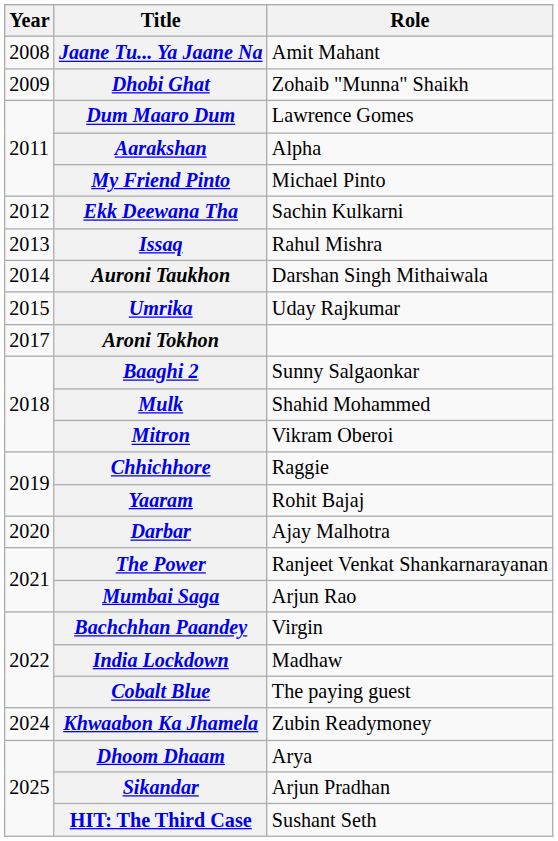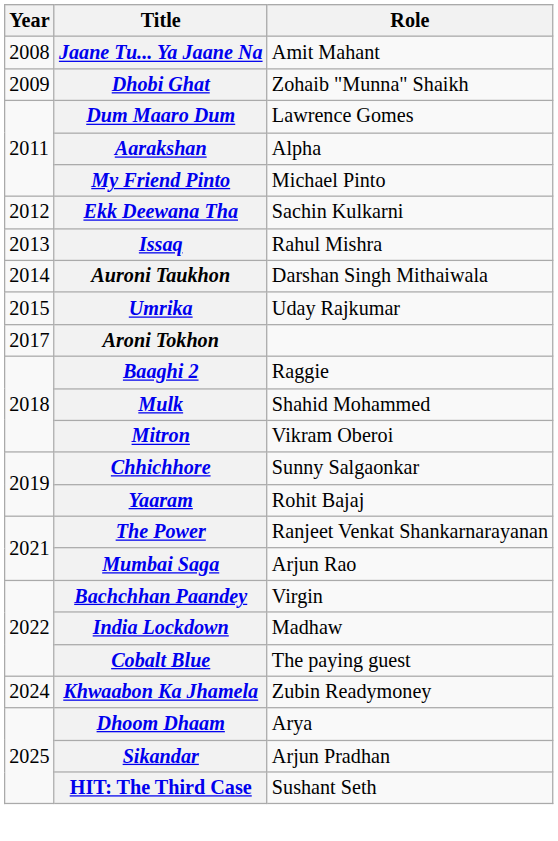(345, 372) Sunny Salgaonkar -> (300, 372) Raggie
(300, 468) Raggie -> (345, 468) Sunny Salgaonkar
- row: (161, 532)
